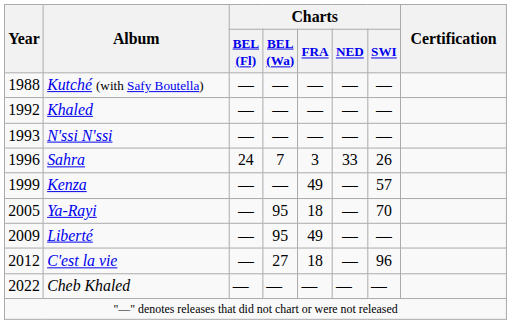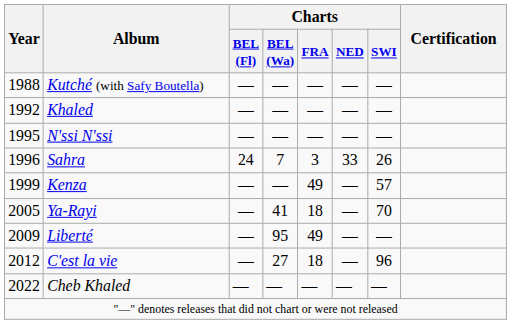(24, 135) 1993 -> (24, 135) 1995
(280, 210) 95 -> (280, 210) 41
